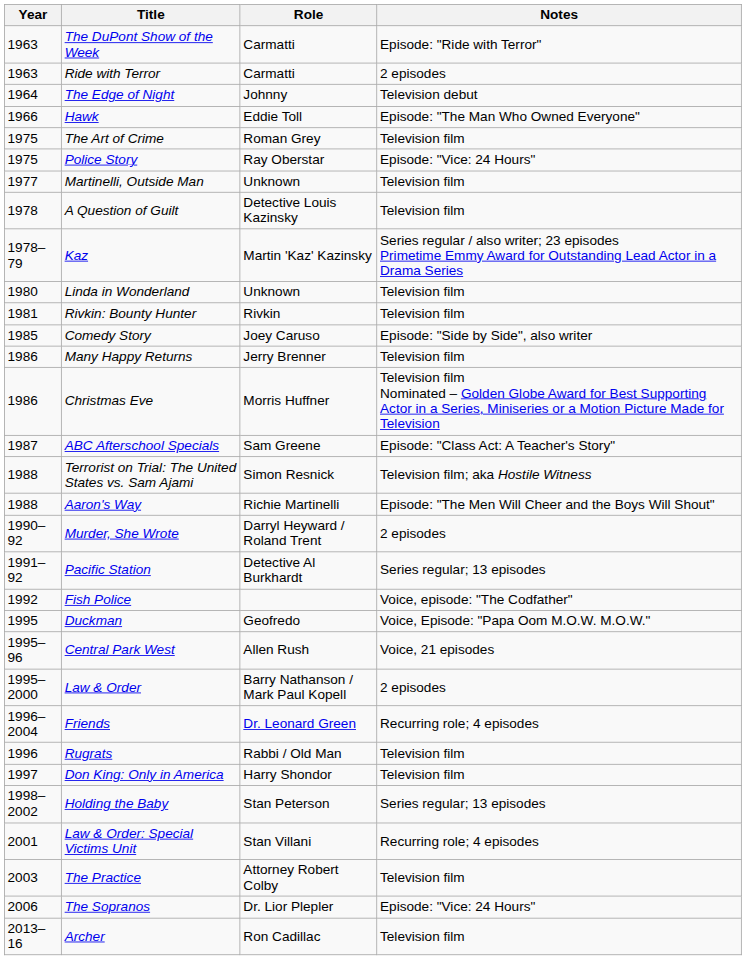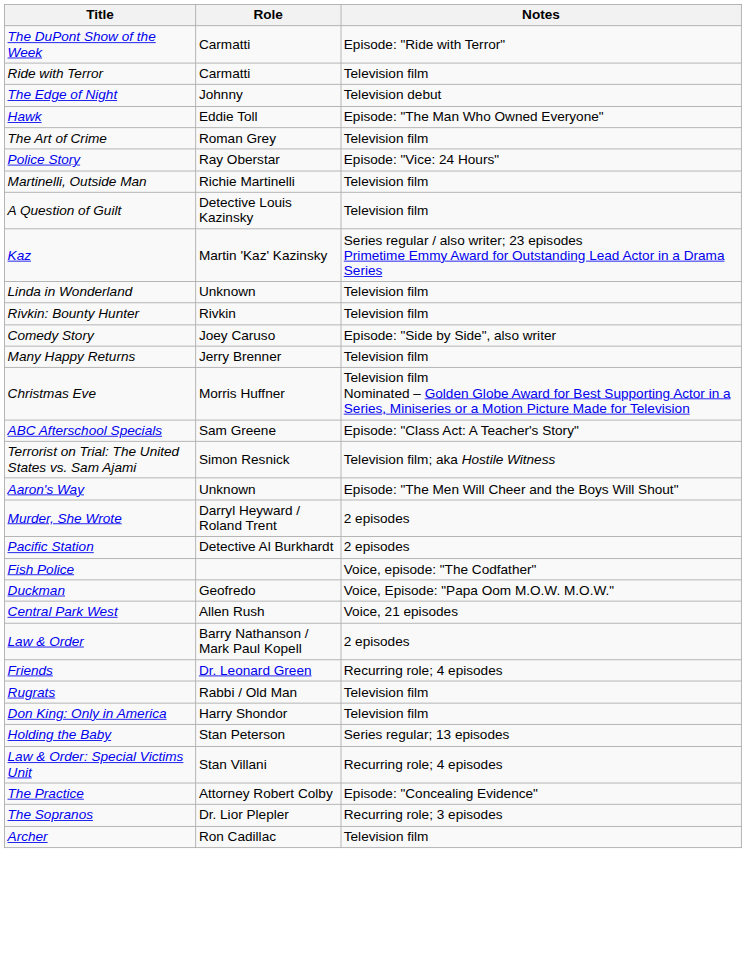- column: (33, 15)
(413, 73) 2 episodes -> (386, 73) Television film
(272, 181) Unknown -> (247, 181) Richie Martinelli
(291, 504) Richie Martinelli -> (227, 489) Unknown
(463, 570) Series regular; 13 episodes -> (377, 547) 2 episodes
(422, 877) Television film -> (441, 793) Episode: "Concealing Evidence"
(458, 907) Episode: "Vice: 24 Hours" -> (423, 815) Recurring role; 3 episodes
